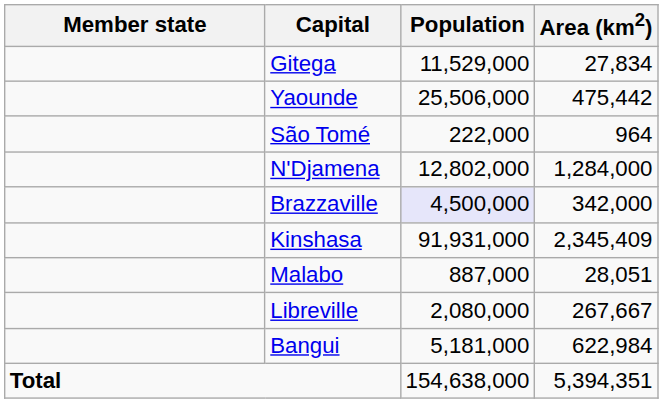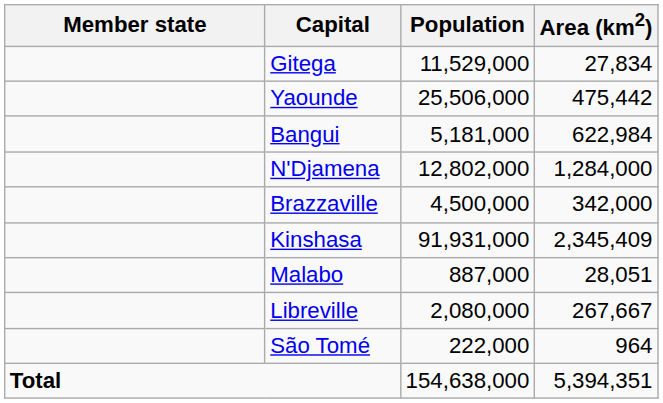rows swapped: (305, 345) <-> (320, 133)
(480, 204) lavender background -> (480, 204) no background
